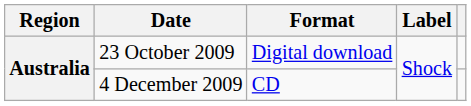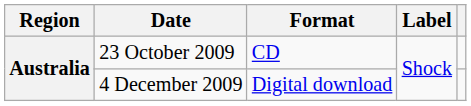(322, 52) Digital download -> (266, 52) CD
(266, 84) CD -> (322, 84) Digital download
